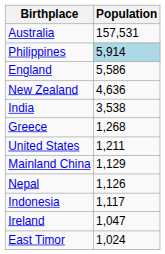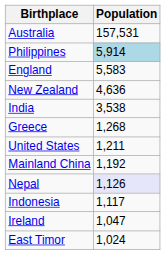(111, 71) 5,586 -> (111, 71) 5,583
(111, 164) 1,129 -> (111, 164) 1,192
(111, 183) no background -> (111, 183) lavender background
